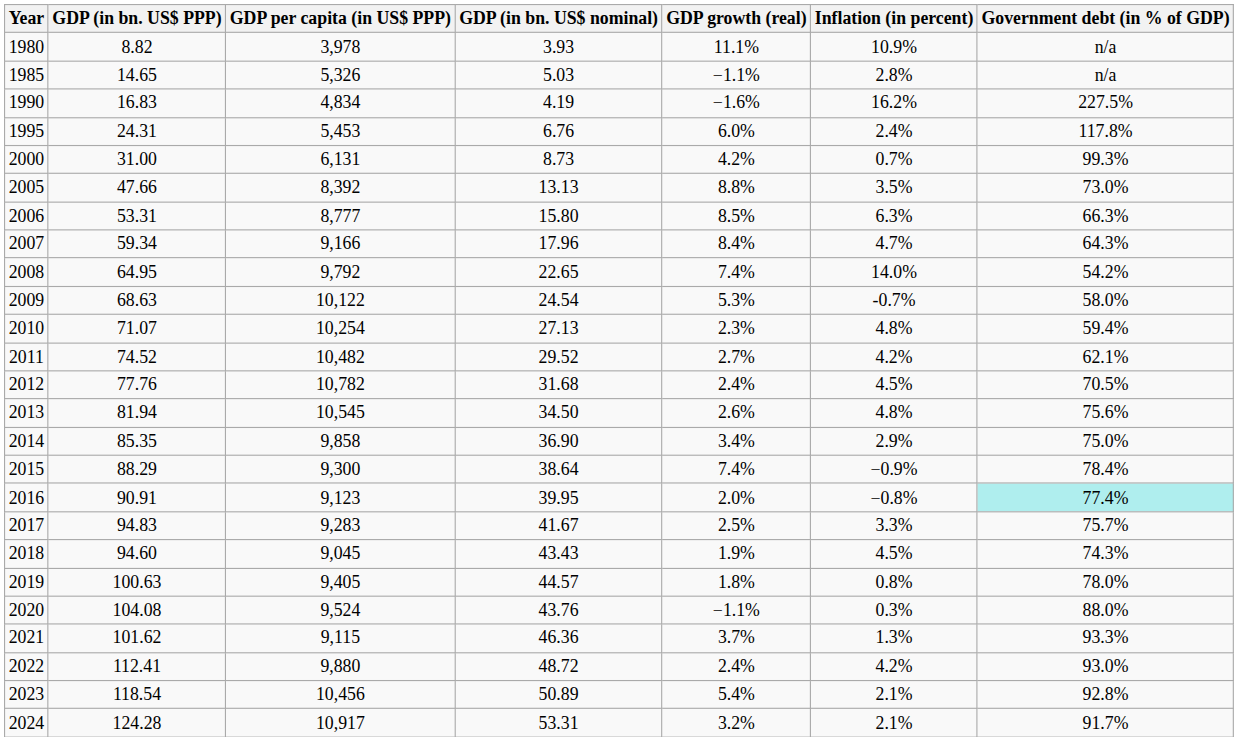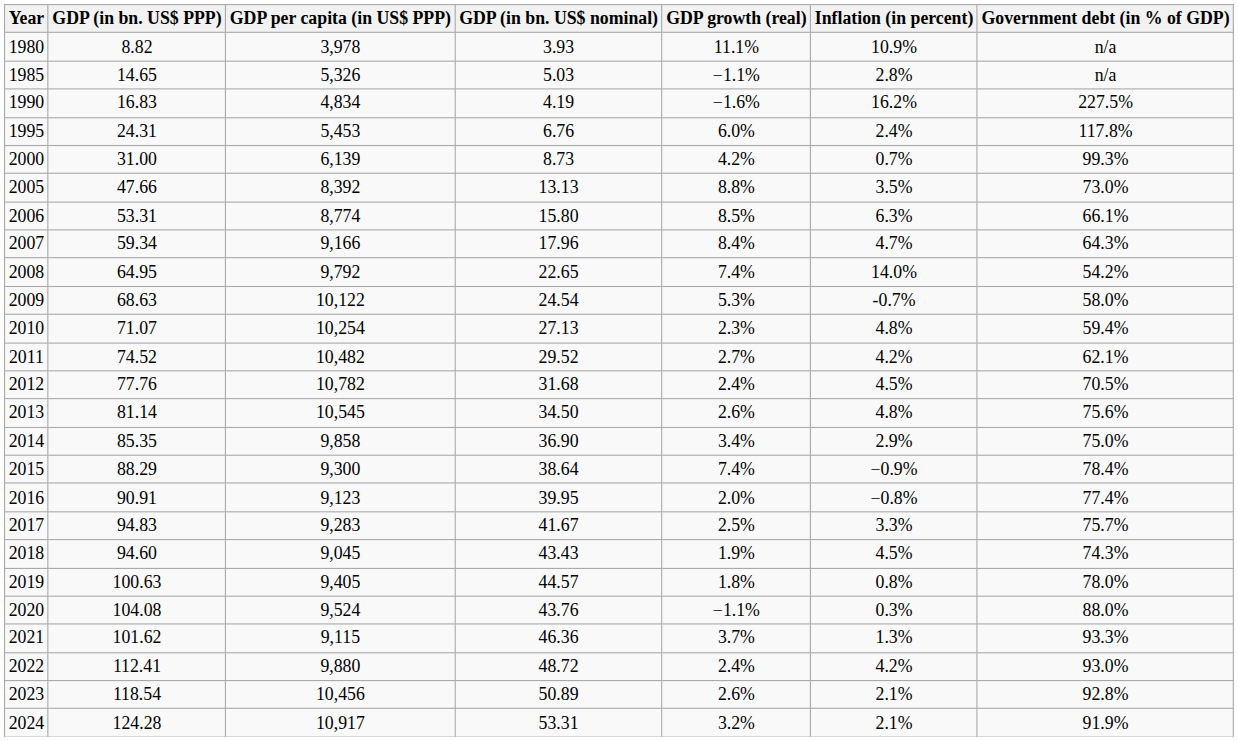(340, 159) 6,131 -> (340, 159) 6,139
(340, 215) 8,777 -> (340, 215) 8,774
(1106, 215) 66.3% -> (1106, 215) 66.1%
(137, 412) 81.94 -> (137, 412) 81.14
(1106, 497) paleturquoise background -> (1106, 497) no background
(736, 694) 5.4% -> (736, 694) 2.6%
(1106, 722) 91.7% -> (1106, 722) 91.9%
